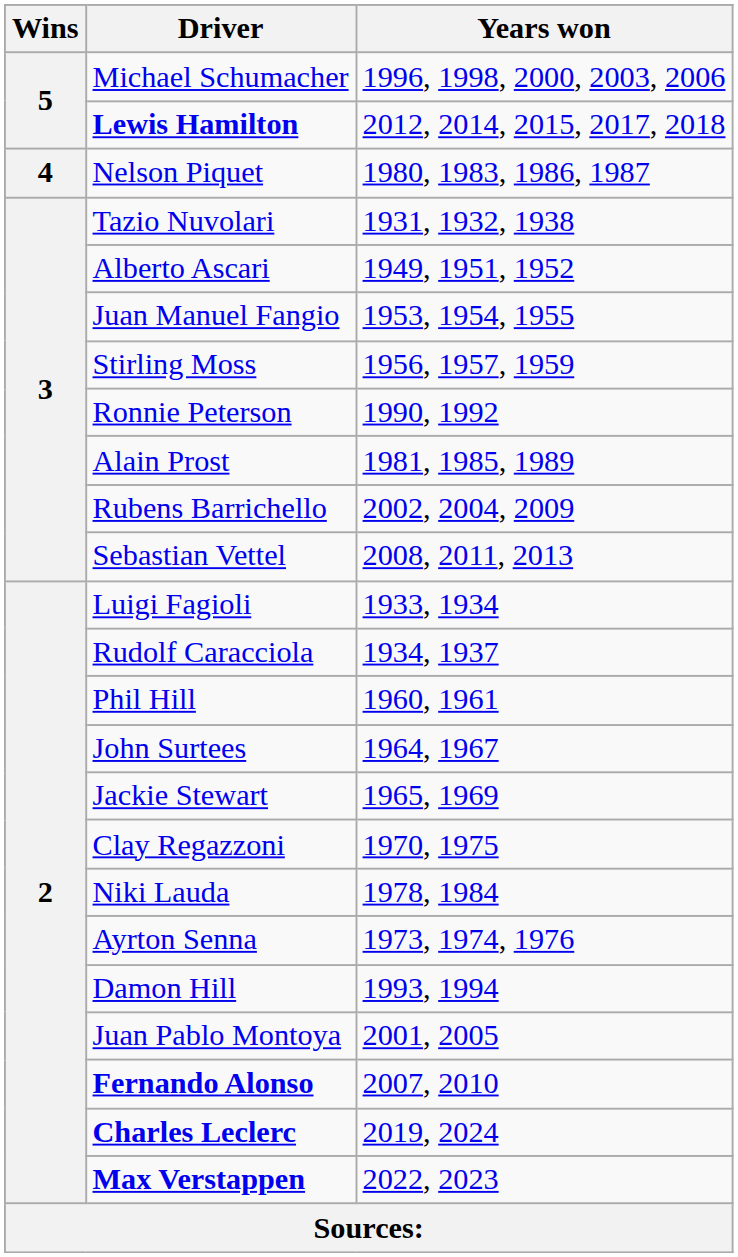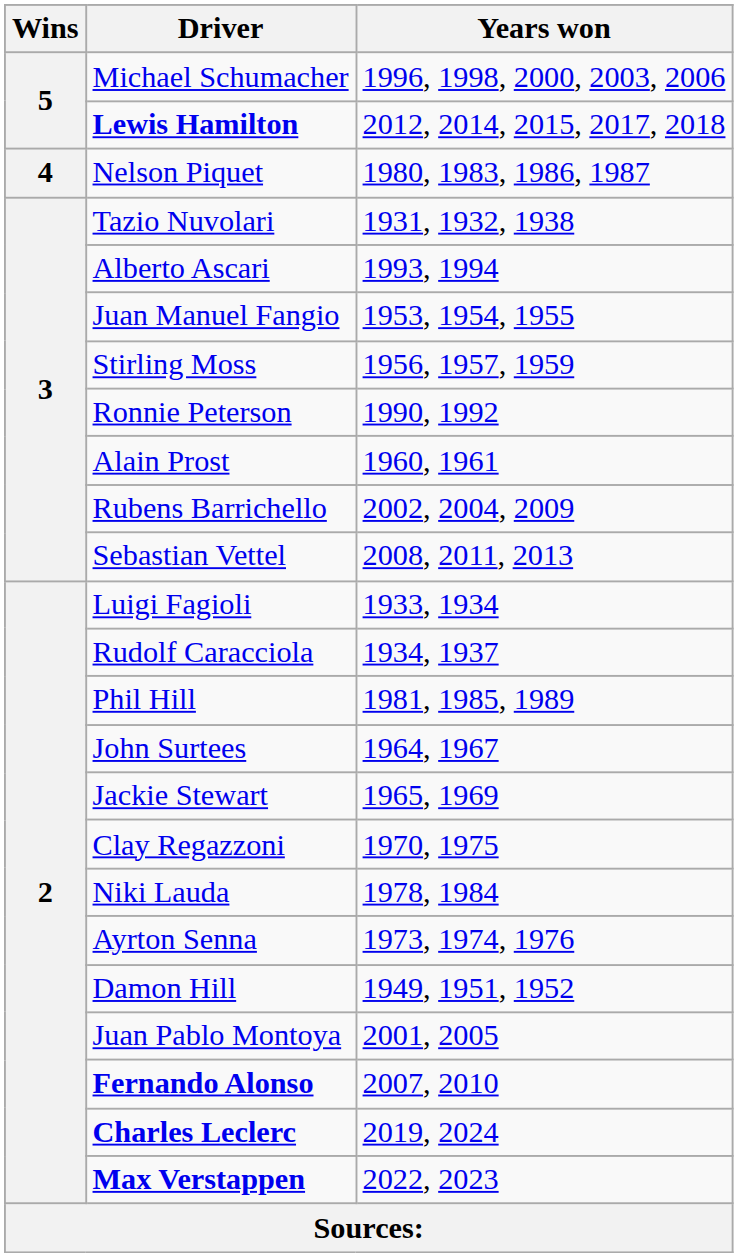(468, 268) 1949, 1951, 1952 -> (431, 268) 1993, 1994
(468, 460) 1981, 1985, 1989 -> (431, 460) 1960, 1961
(431, 699) 1960, 1961 -> (468, 699) 1981, 1985, 1989
(431, 987) 1993, 1994 -> (468, 987) 1949, 1951, 1952
